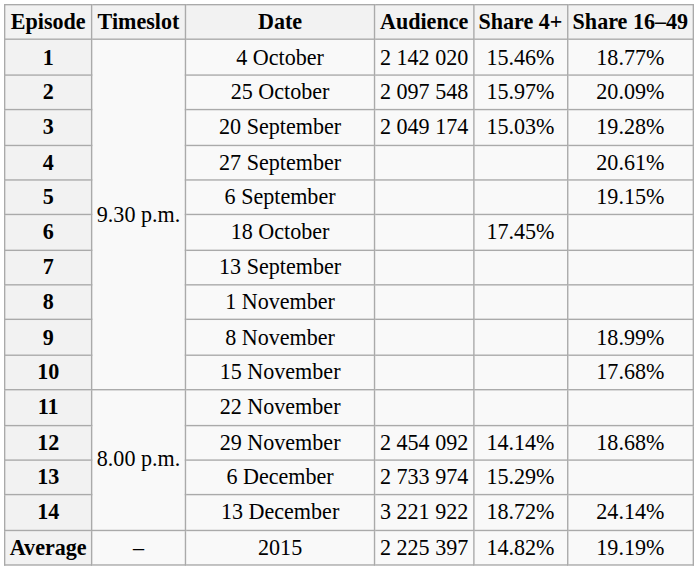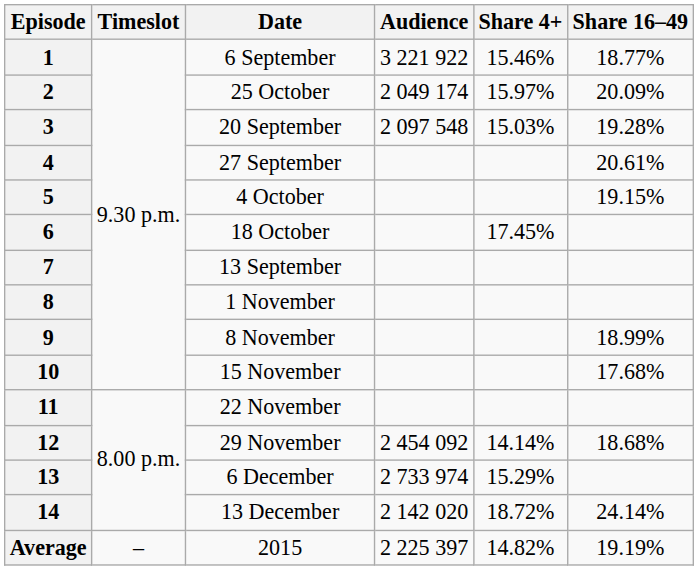(280, 57) 4 October -> (280, 57) 6 September
(424, 57) 2 142 020 -> (424, 57) 3 221 922
(424, 92) 2 097 548 -> (424, 92) 2 049 174
(424, 127) 2 049 174 -> (424, 127) 2 097 548
(280, 197) 6 September -> (280, 197) 4 October
(424, 512) 3 221 922 -> (424, 512) 2 142 020
